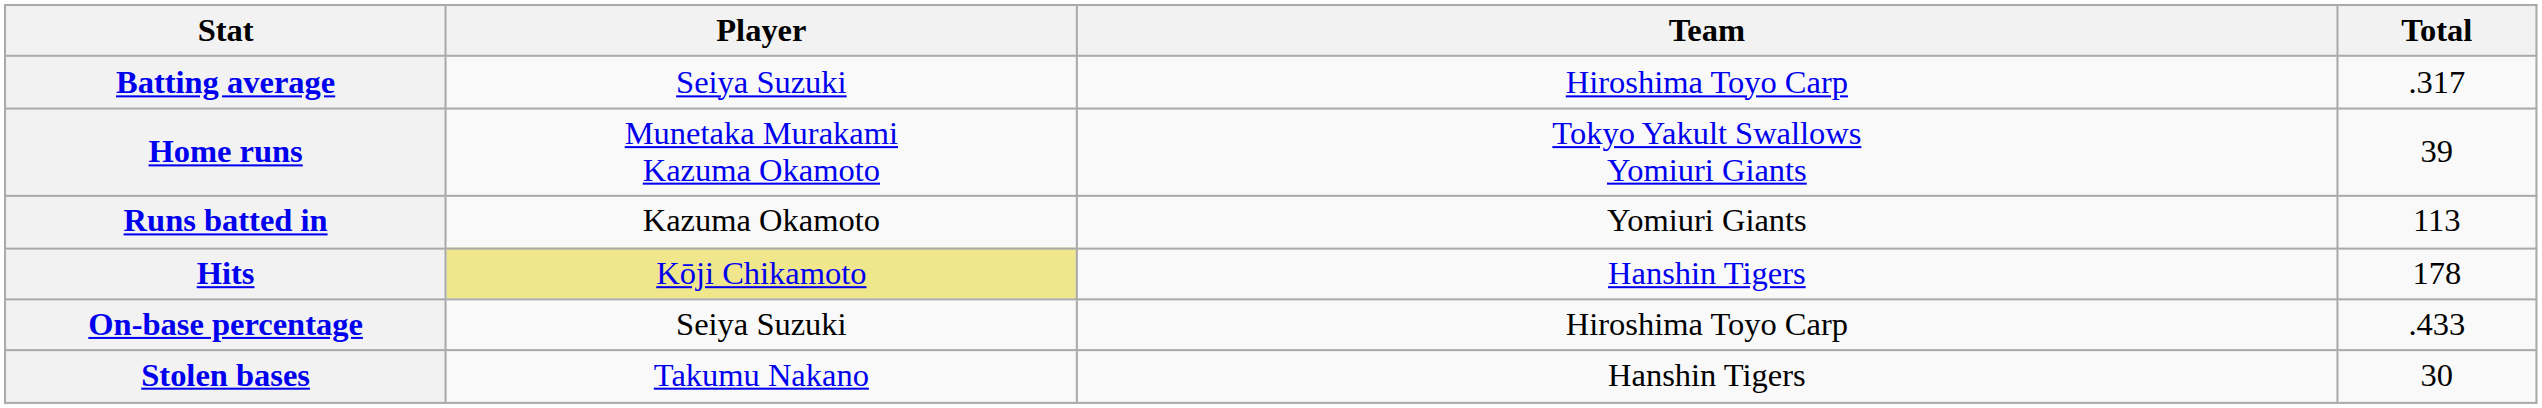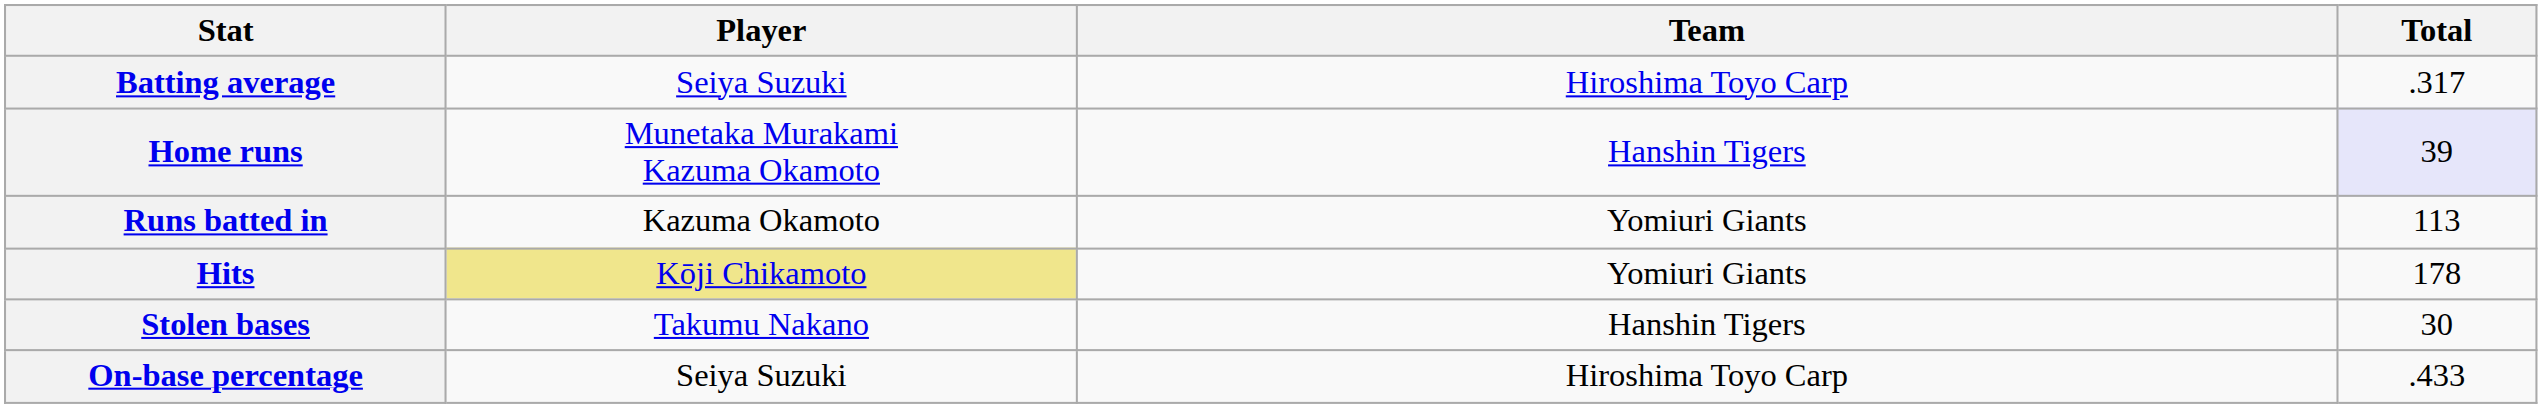(1707, 151) Tokyo Yakult Swallows Yomiuri Giants -> (1707, 151) Hanshin Tigers
(2437, 151) no background -> (2437, 151) lavender background
(1707, 272) Hanshin Tigers -> (1707, 272) Yomiuri Giants
rows swapped: (226, 375) <-> (226, 324)
